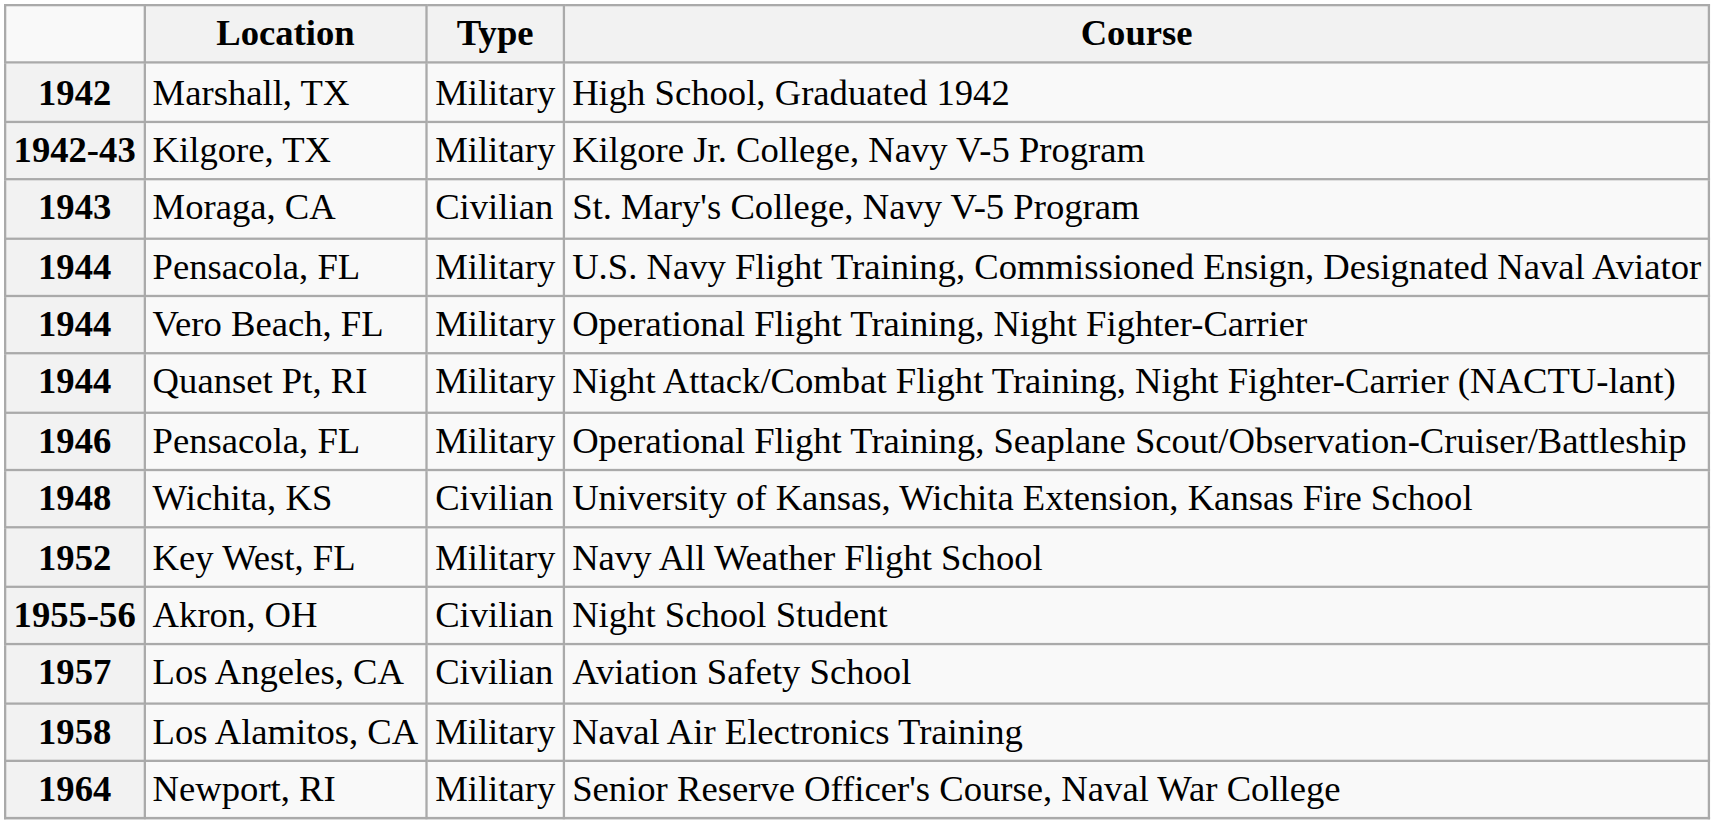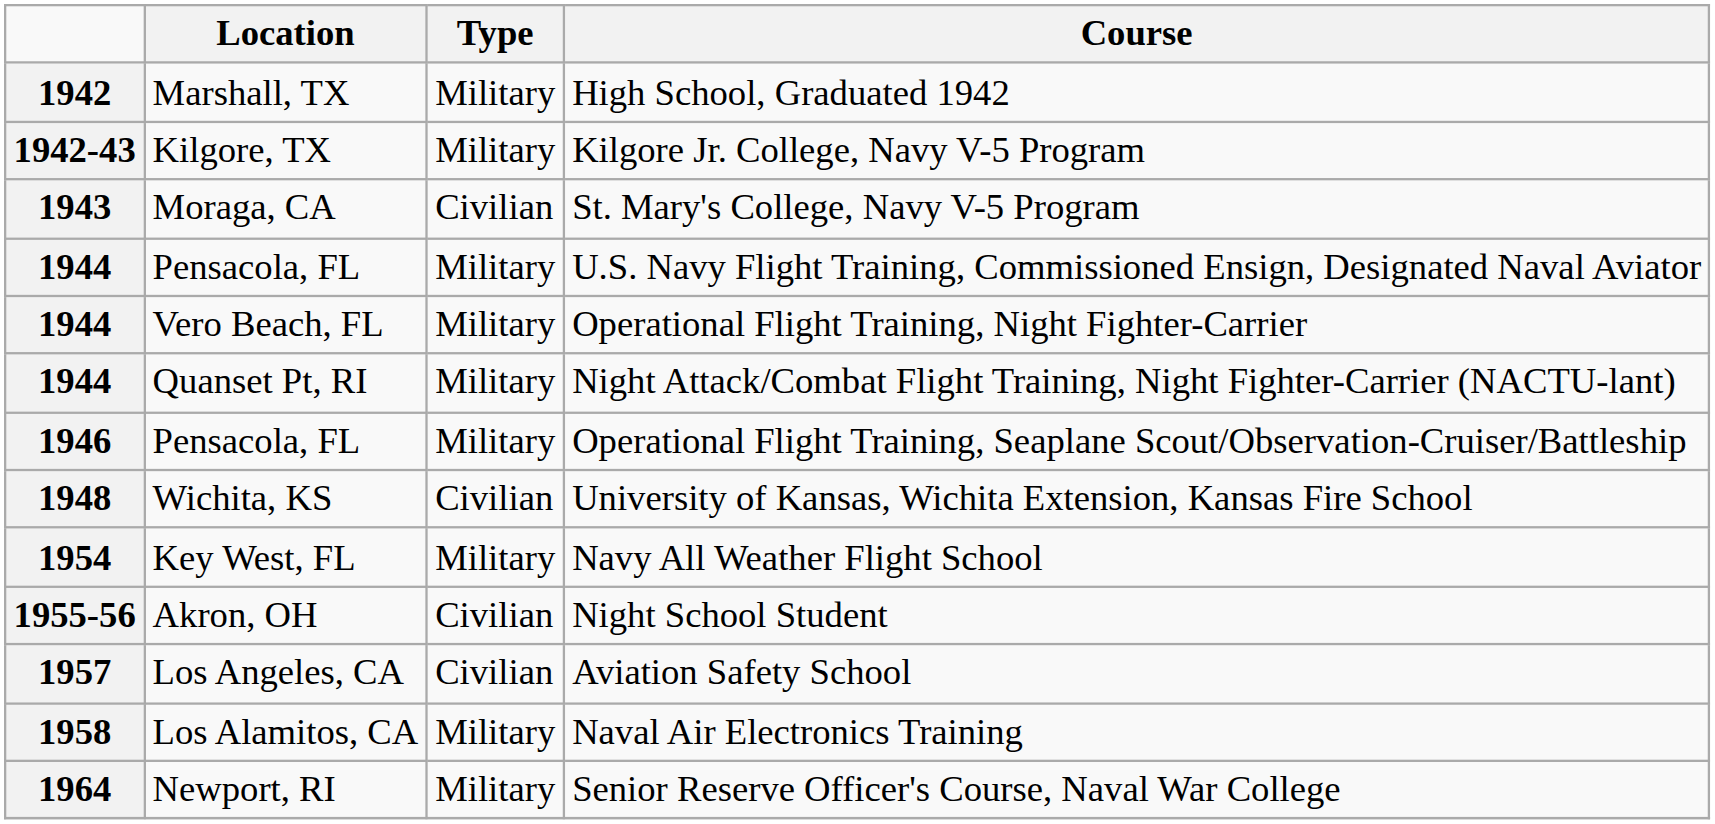(75, 556) 1952 -> (75, 556) 1954
